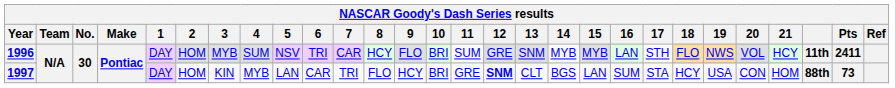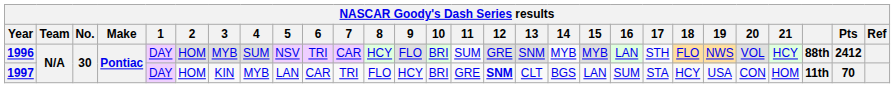(817, 53) 11th -> (817, 53) 88th
(848, 53) 2411 -> (848, 53) 2412
(817, 73) 88th -> (817, 73) 11th
(848, 73) 73 -> (848, 73) 70
